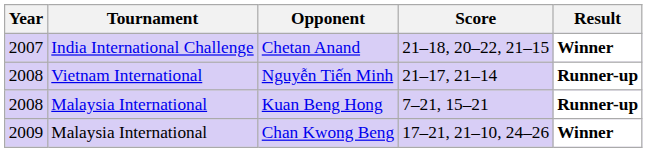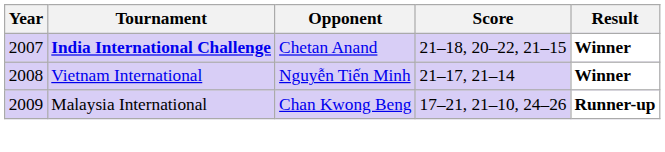(152, 47) normal -> (161, 47) bold
(598, 76) Runner-up -> (603, 76) Winner
- row: (322, 104)
(585, 133) Winner -> (615, 104) Runner-up
